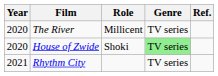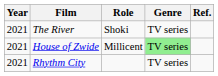(17, 29) 2020 -> (17, 29) 2021
(123, 29) Millicent -> (116, 29) Shoki
(17, 46) 2020 -> (17, 46) 2021
(116, 46) Shoki -> (123, 46) Millicent
